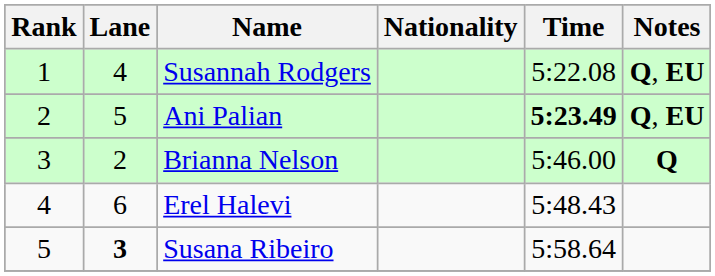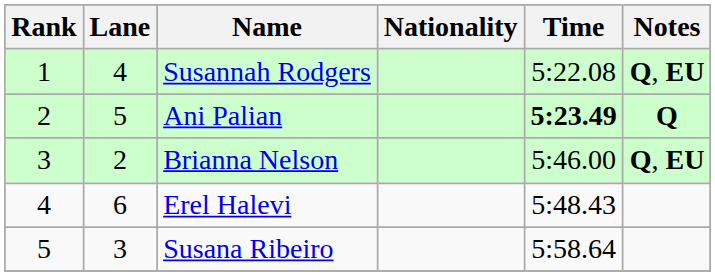(667, 115) Q, EU -> (667, 115) Q
(667, 159) Q -> (667, 159) Q, EU
(120, 248) bold -> (120, 248) normal
